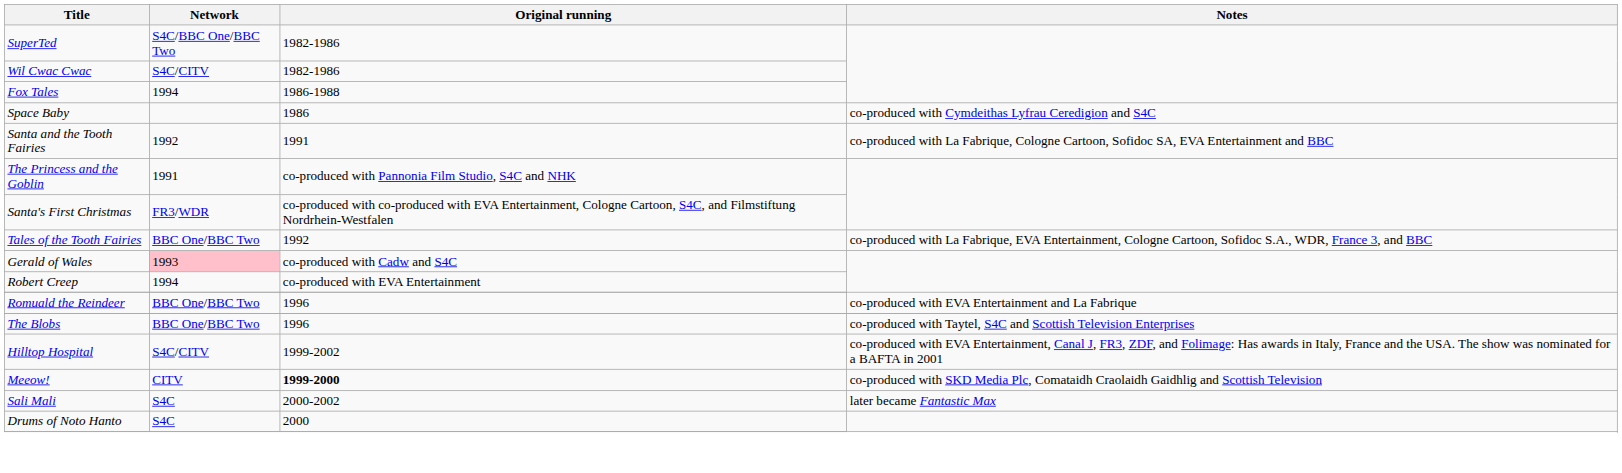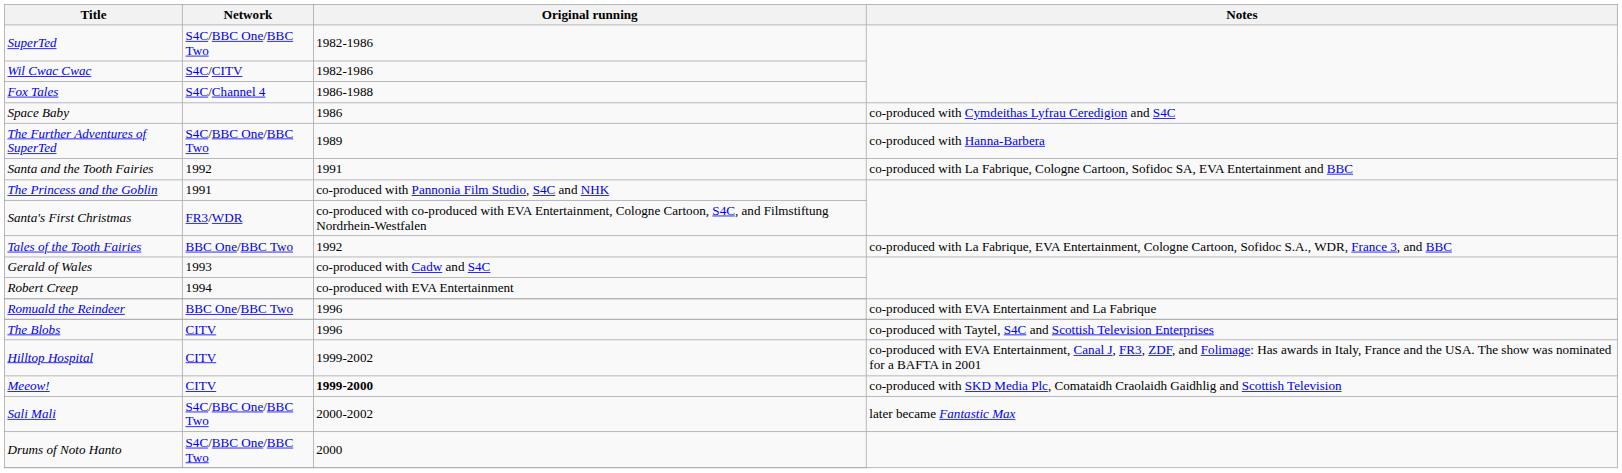(165, 92) 1994 -> (225, 92) S4C/Channel 4
+ row: (77, 141)
(165, 261) pink background -> (199, 267) no background
(206, 323) BBC One/BBC Two -> (201, 329) CITV
(181, 351) S4C/CITV -> (201, 357) CITV
(163, 400) S4C -> (239, 414) S4C/BBC One/BBC Two
(163, 421) S4C -> (239, 449) S4C/BBC One/BBC Two
